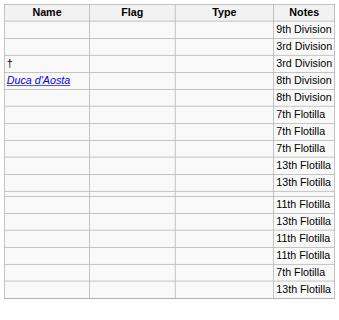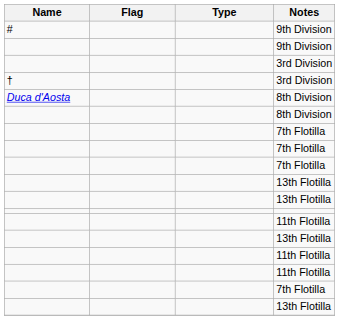+ row: (10, 30)
